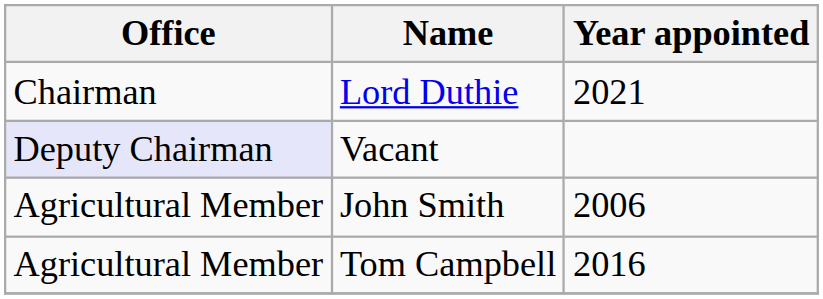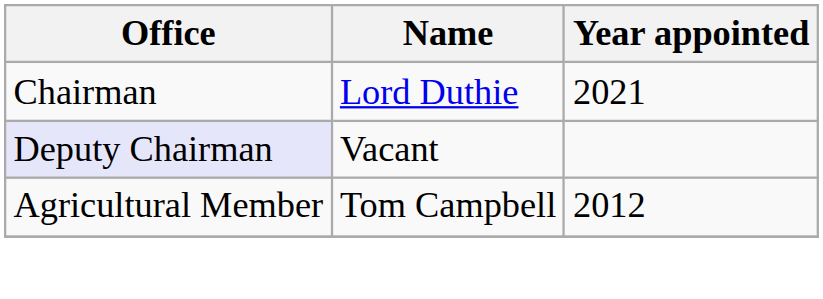- row: (422, 206)
(609, 263) 2016 -> (609, 206) 2012
